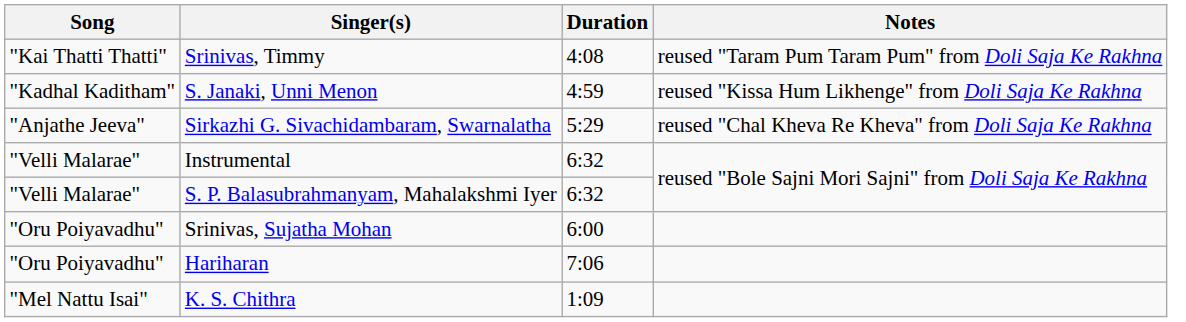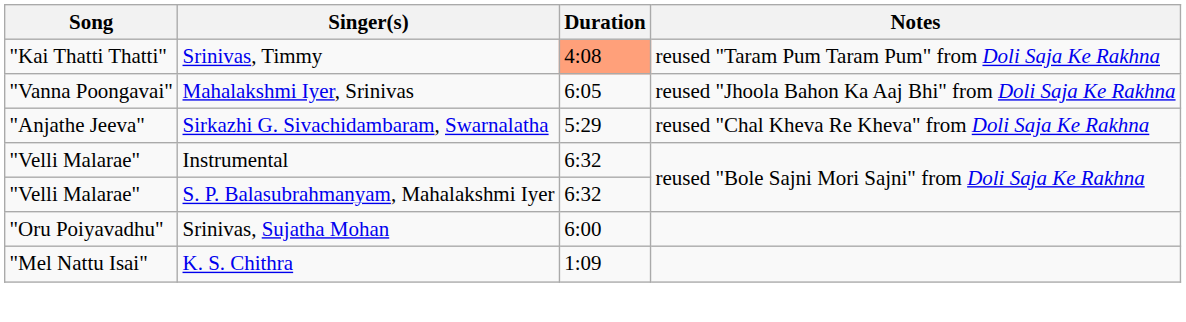(585, 56) no background -> (583, 56) lightsalmon background
- row: (281, 91)
+ row: (298, 91)
- row: (227, 264)
